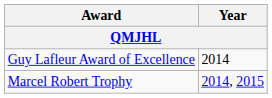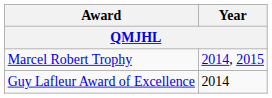rows swapped: (70, 81) <-> (101, 59)
